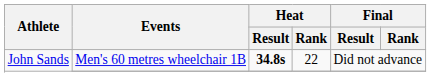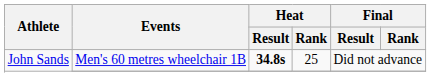(311, 60) 22 -> (311, 60) 25
